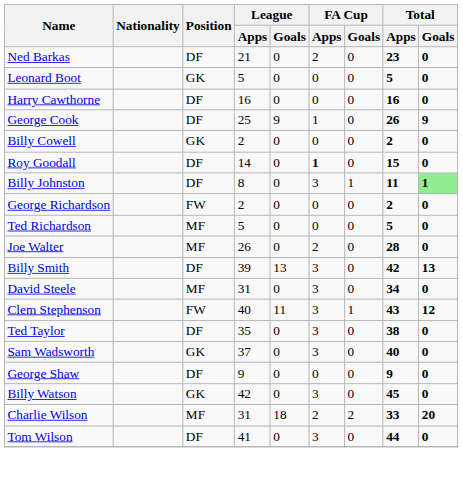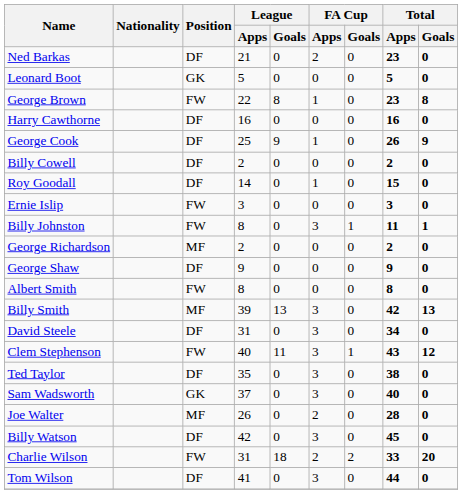+ row: (47, 99)
(195, 141) GK -> (194, 162) DF
(315, 162) bold -> (315, 183) normal
+ row: (35, 204)
(194, 183) DF -> (196, 225) FW
(425, 183) lightgreen background -> (425, 225) no background
(196, 204) FW -> (195, 246) MF
- row: (49, 225)
rows swapped: (43, 373) <-> (35, 246)
+ row: (42, 288)
(194, 267) DF -> (195, 309) MF
(195, 288) MF -> (194, 330) DF
(195, 394) GK -> (194, 436) DF
(195, 415) MF -> (196, 457) FW
